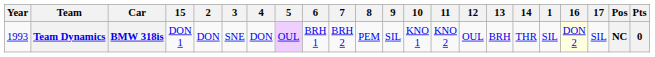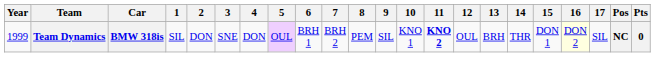columns swapped: (550, 12) <-> (180, 12)
(18, 36) 1993 -> (18, 36) 1999
(445, 36) normal -> (439, 36) bold
